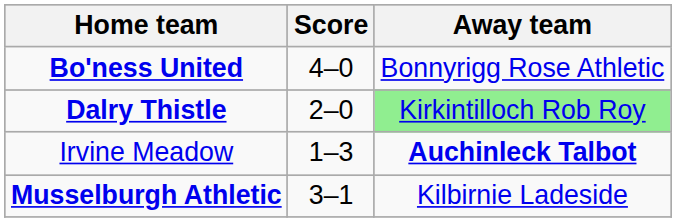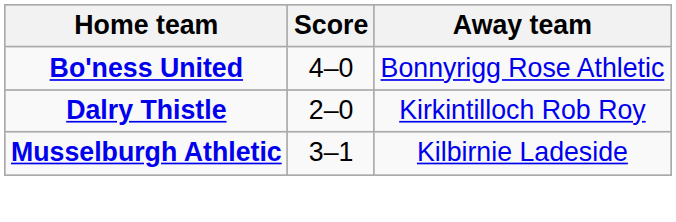(522, 110) lightgreen background -> (522, 110) no background
- row: (146, 152)
